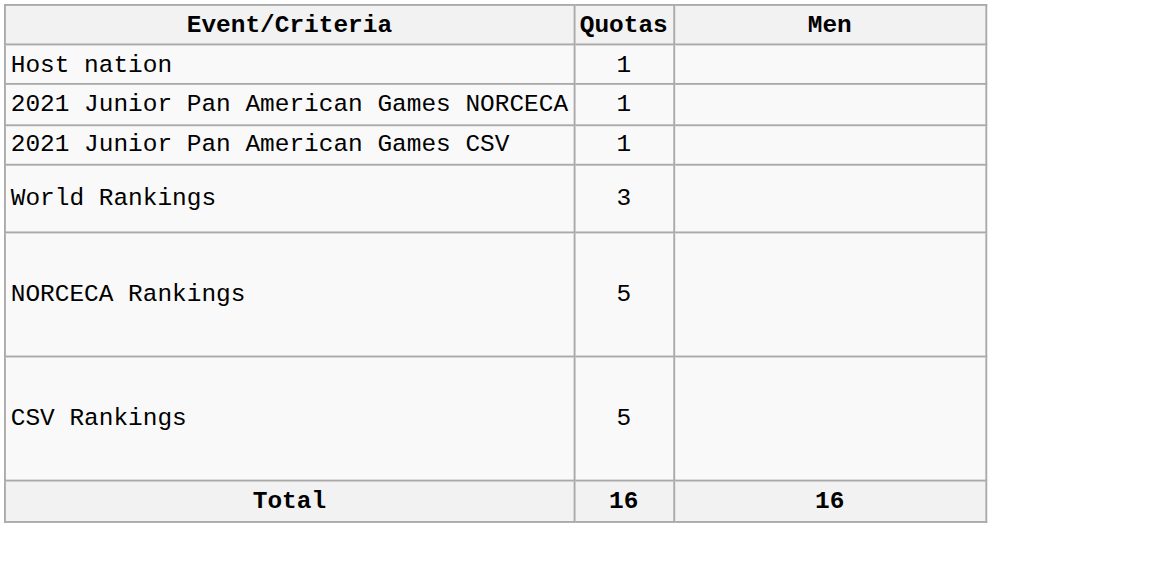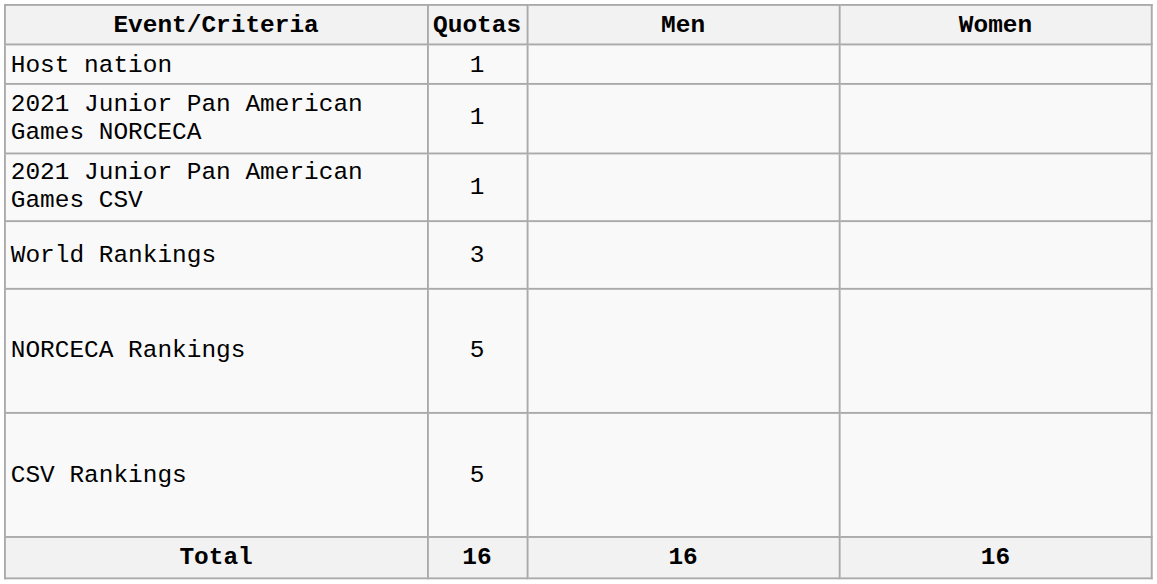+ column: (996, 25)
